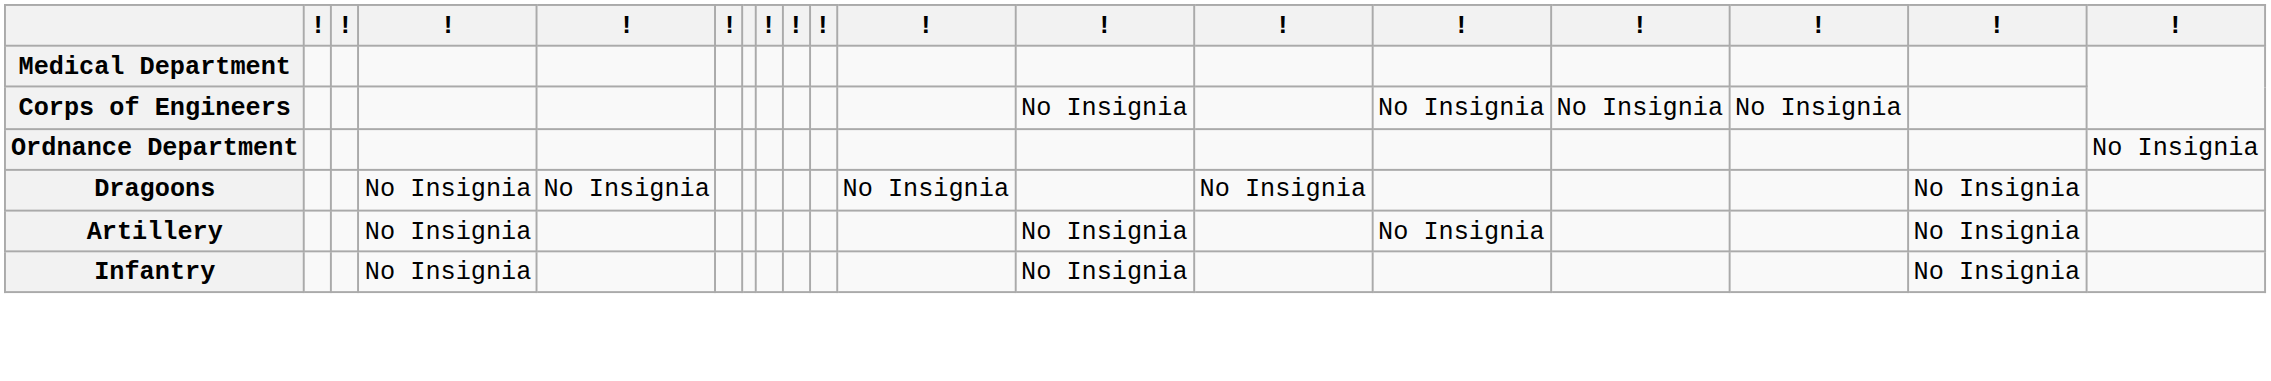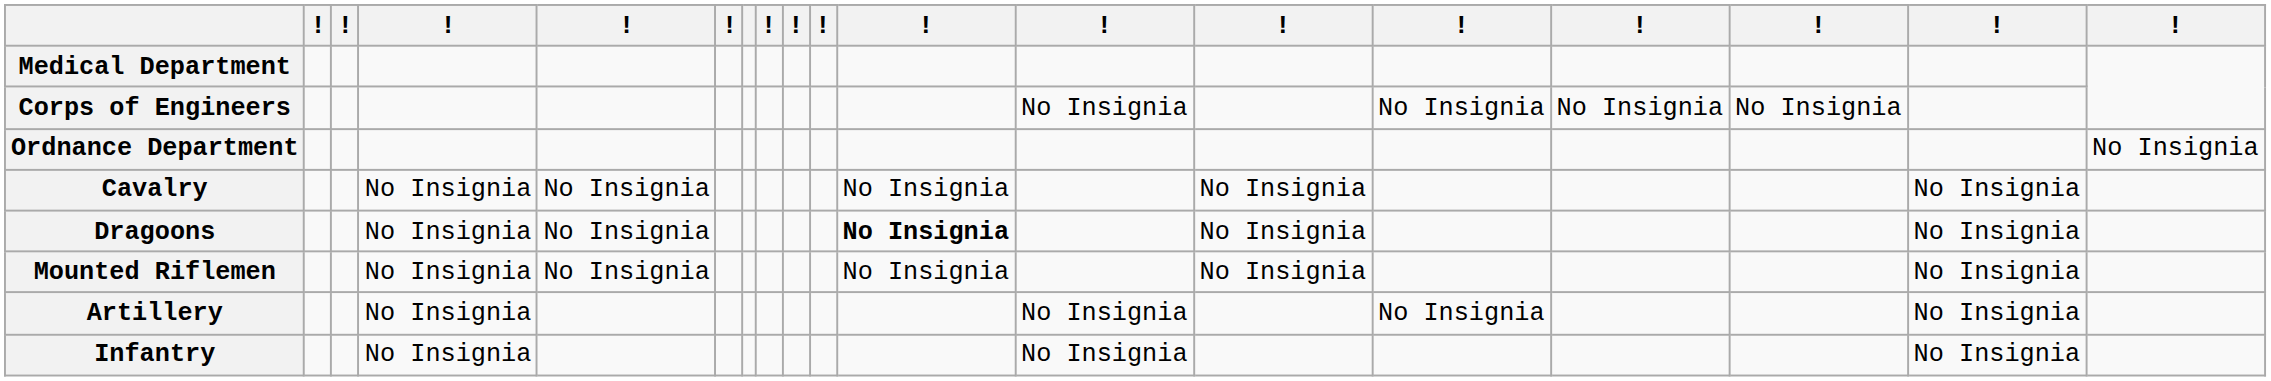+ row: (155, 190)
(926, 190) normal -> (926, 231) bold
+ row: (155, 272)
